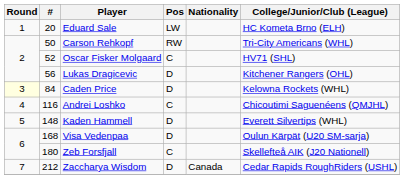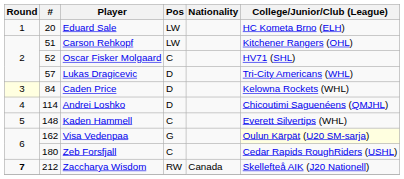(50, 43) 50 -> (50, 43) 51
(174, 43) RW -> (173, 43) LW
(298, 43) Tri-City Americans (WHL) -> (298, 43) Kitchener Rangers (OHL)
(50, 74) 56 -> (50, 74) 57
(298, 74) Kitchener Rangers (OHL) -> (298, 74) Tri-City Americans (WHL)
(50, 105) 116 -> (50, 105) 114
(169, 105) C -> (169, 105) D
(169, 120) D -> (169, 120) C
(50, 136) 168 -> (50, 136) 162
(169, 136) D -> (170, 136) G
(306, 136) no background -> (306, 136) lightyellow background
(306, 151) Skellefteå AIK (J20 Nationell) -> (320, 151) Cedar Rapids RoughRiders (USHL)
(22, 167) normal -> (22, 167) bold
(169, 167) D -> (174, 167) RW
(320, 167) Cedar Rapids RoughRiders (USHL) -> (306, 167) Skellefteå AIK (J20 Nationell)
